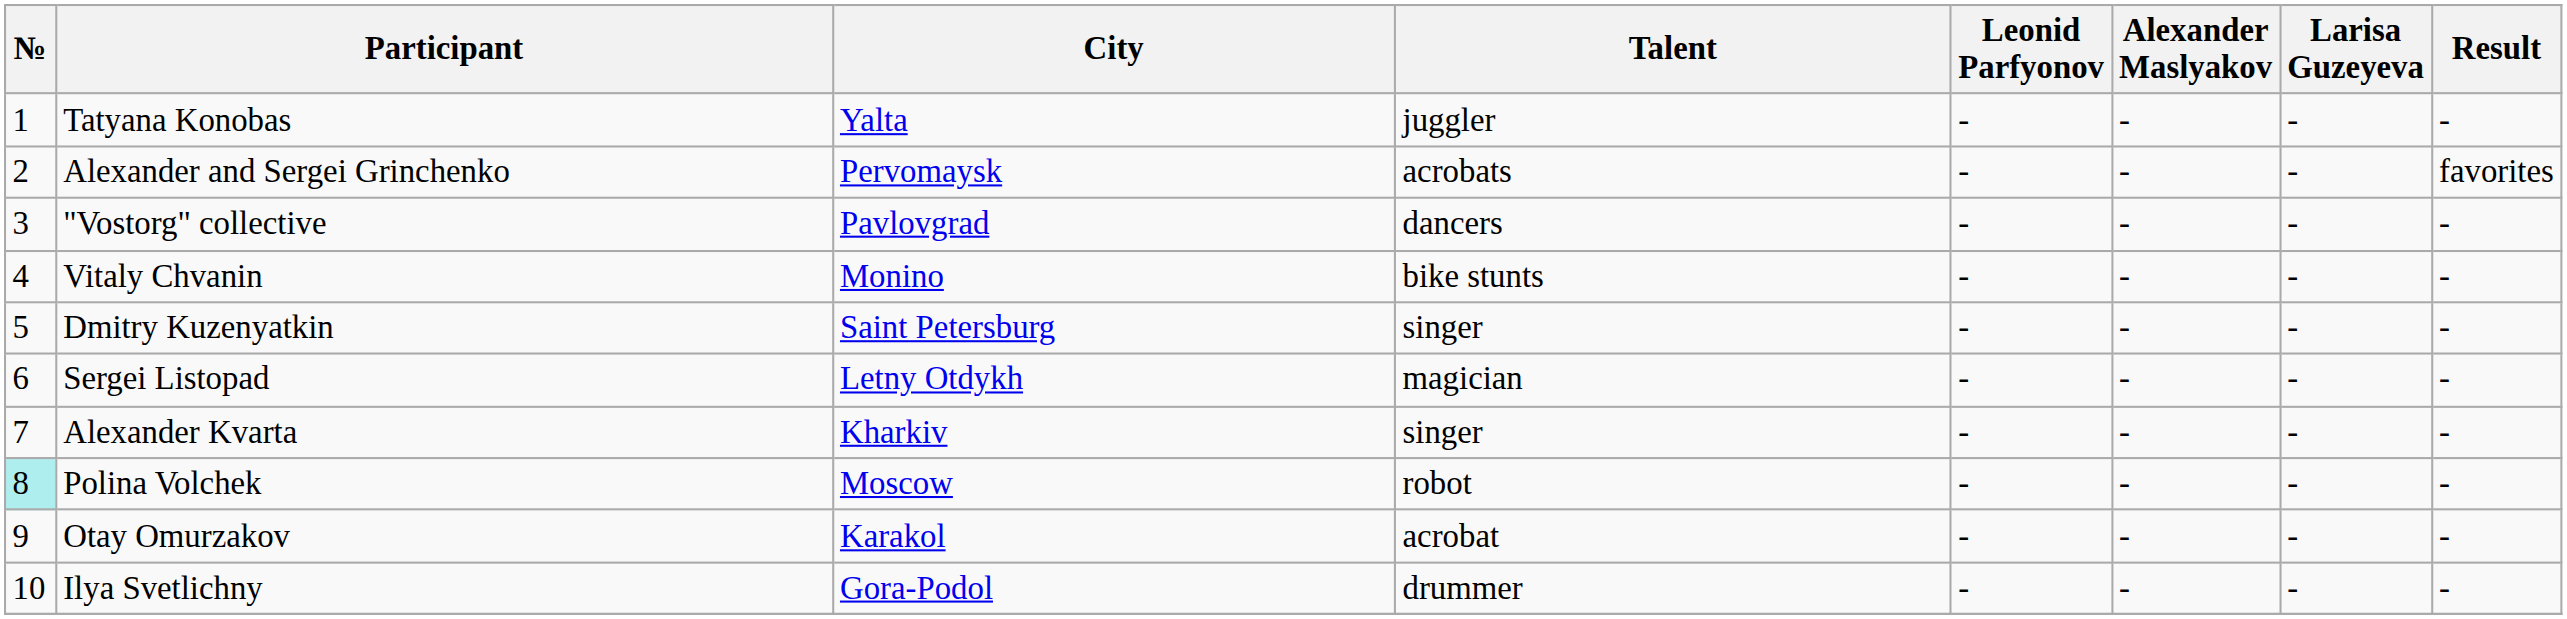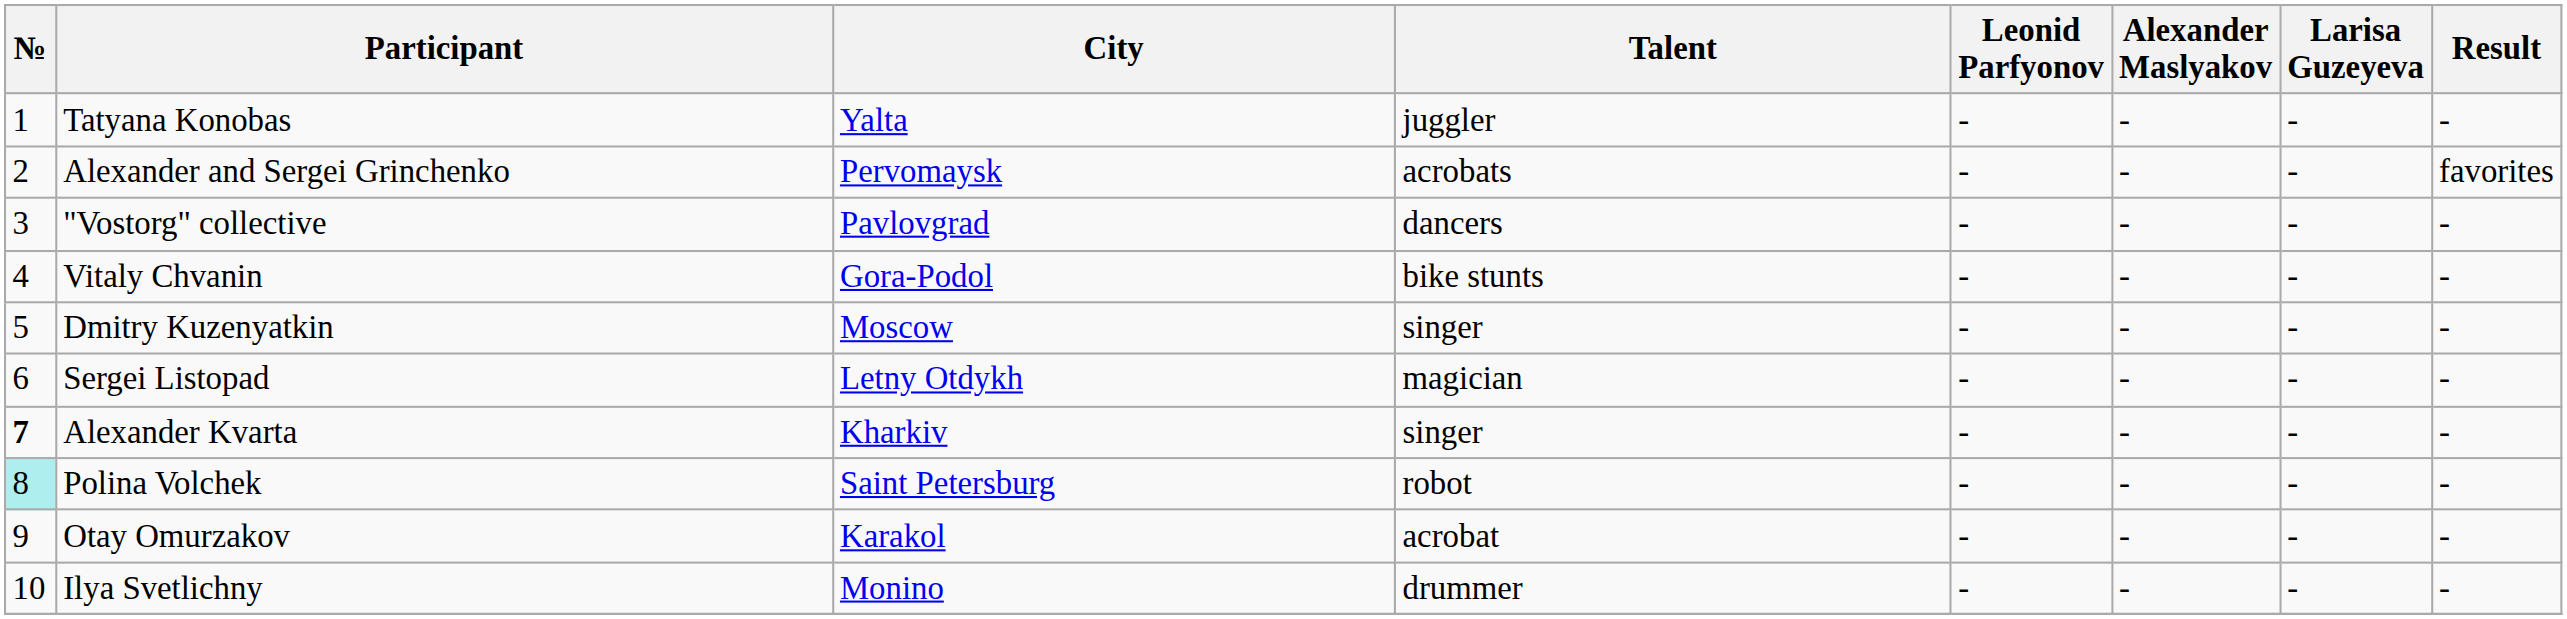(892, 275) Monino -> (916, 275) Gora-Podol
(948, 327) Saint Petersburg -> (896, 327) Moscow
(21, 431) normal -> (21, 431) bold
(896, 483) Moscow -> (948, 483) Saint Petersburg
(916, 587) Gora-Podol -> (892, 587) Monino
